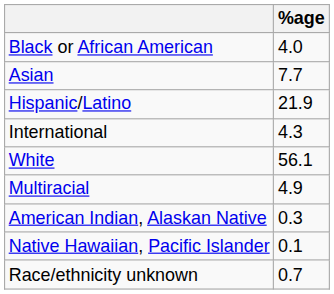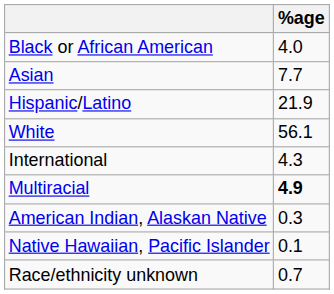rows swapped: (32, 160) <-> (58, 132)
(290, 189) normal -> (290, 189) bold
